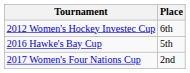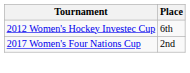- row: (54, 44)
